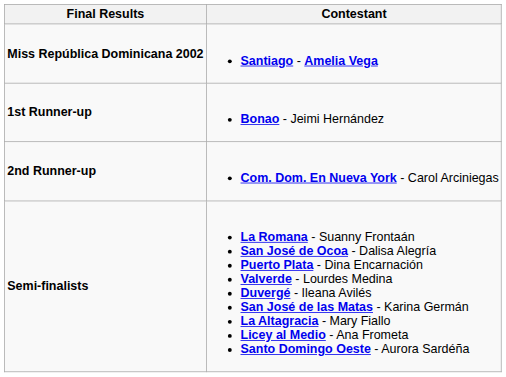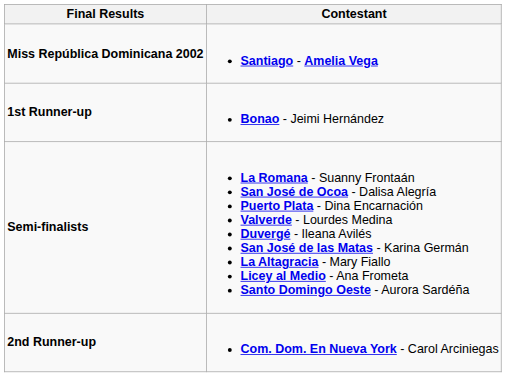rows swapped: (52, 171) <-> (48, 286)
